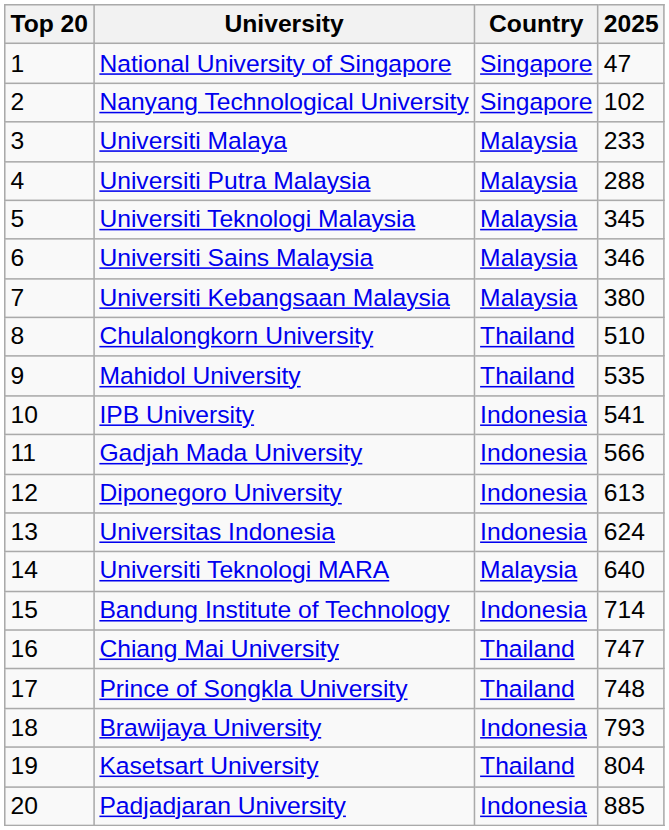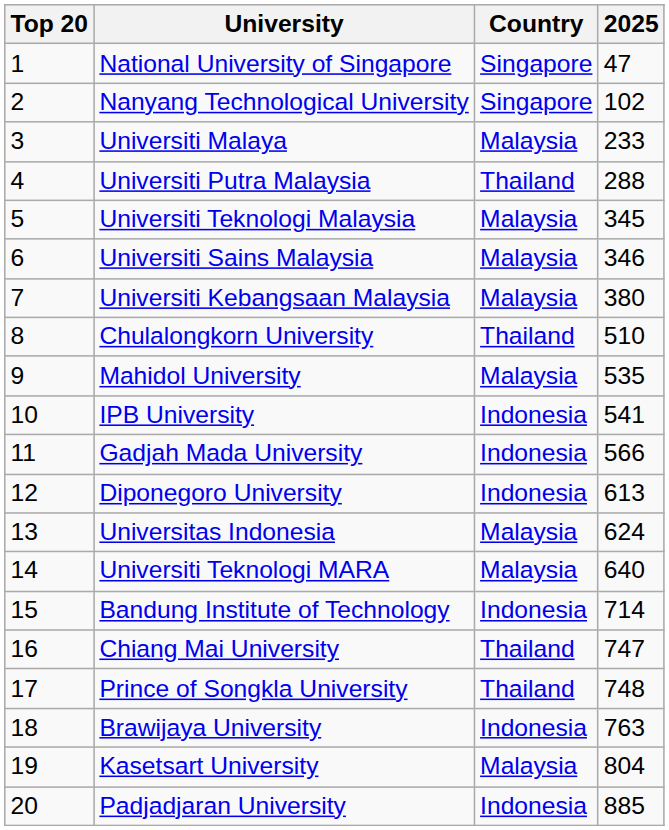(529, 180) Malaysia -> (527, 180) Thailand
(527, 375) Thailand -> (529, 375) Malaysia
(534, 532) Indonesia -> (529, 532) Malaysia
(624, 727) 793 -> (624, 727) 763
(527, 766) Thailand -> (529, 766) Malaysia
